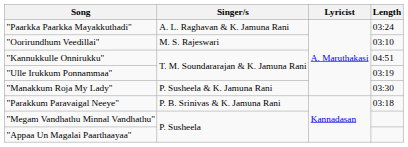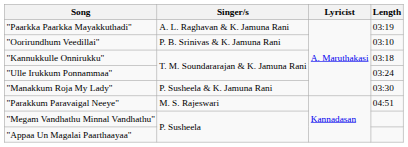(383, 27) 03:24 -> (383, 27) 03:19
(189, 42) M. S. Rajeswari -> (220, 42) P. B. Srinivas & K. Jamuna Rani
(383, 58) 04:51 -> (383, 58) 03:18
(383, 73) 03:19 -> (383, 73) 03:24
(220, 104) P. B. Srinivas & K. Jamuna Rani -> (189, 104) M. S. Rajeswari
(383, 104) 03:18 -> (383, 104) 04:51
